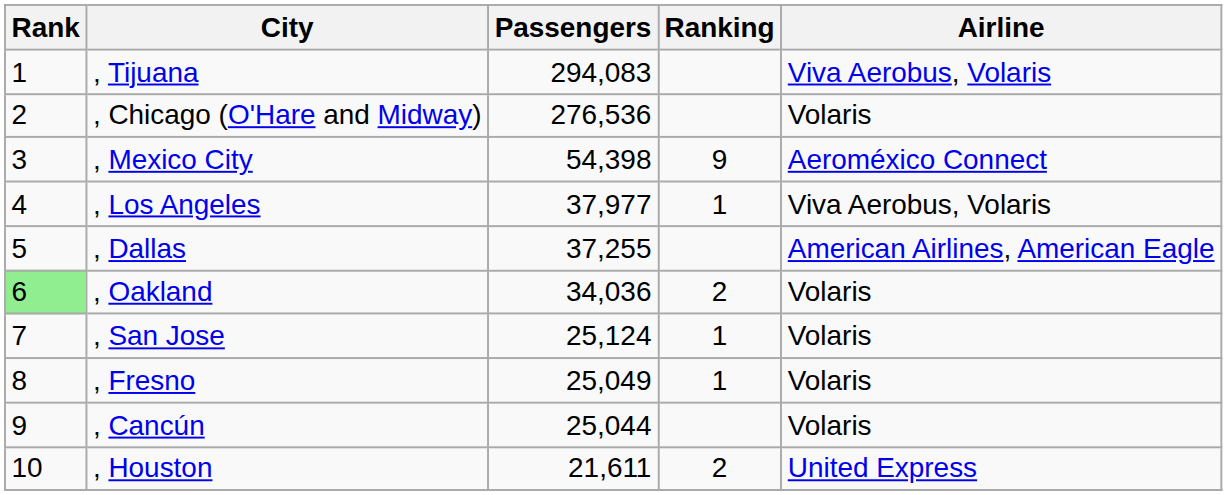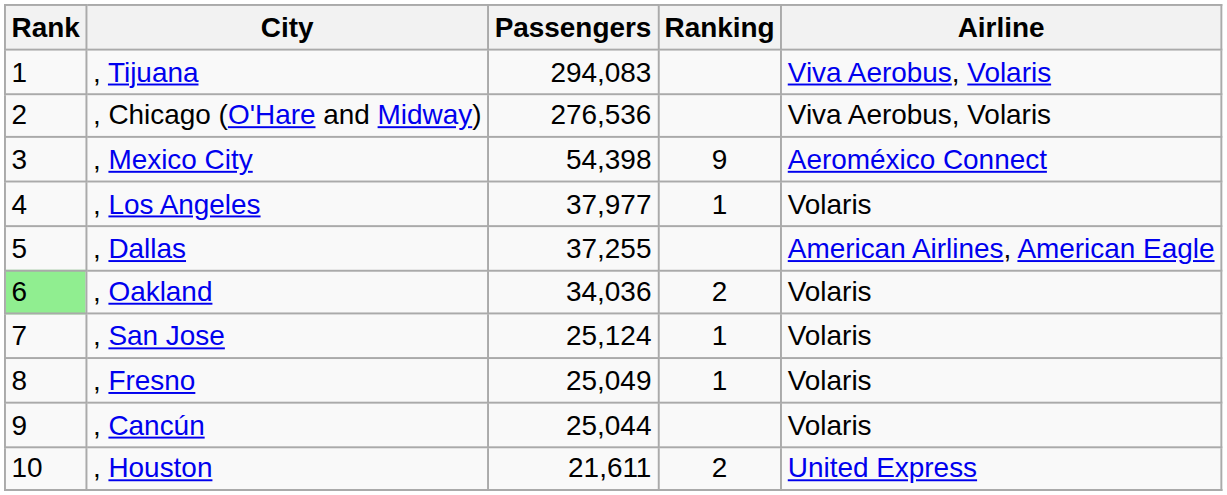(830, 116) Volaris -> (919, 116) Viva Aerobus, Volaris
(919, 204) Viva Aerobus, Volaris -> (830, 204) Volaris
